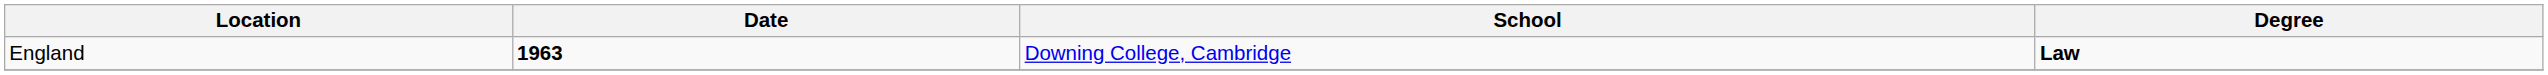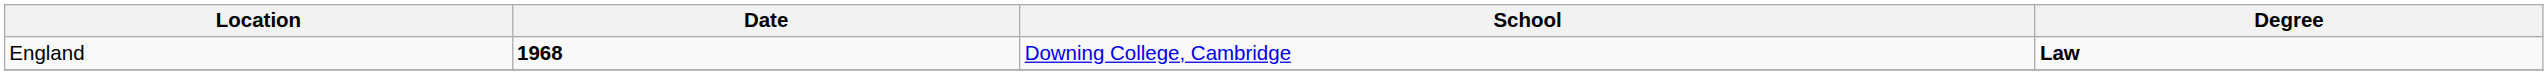(540, 53) 1963 -> (540, 53) 1968
